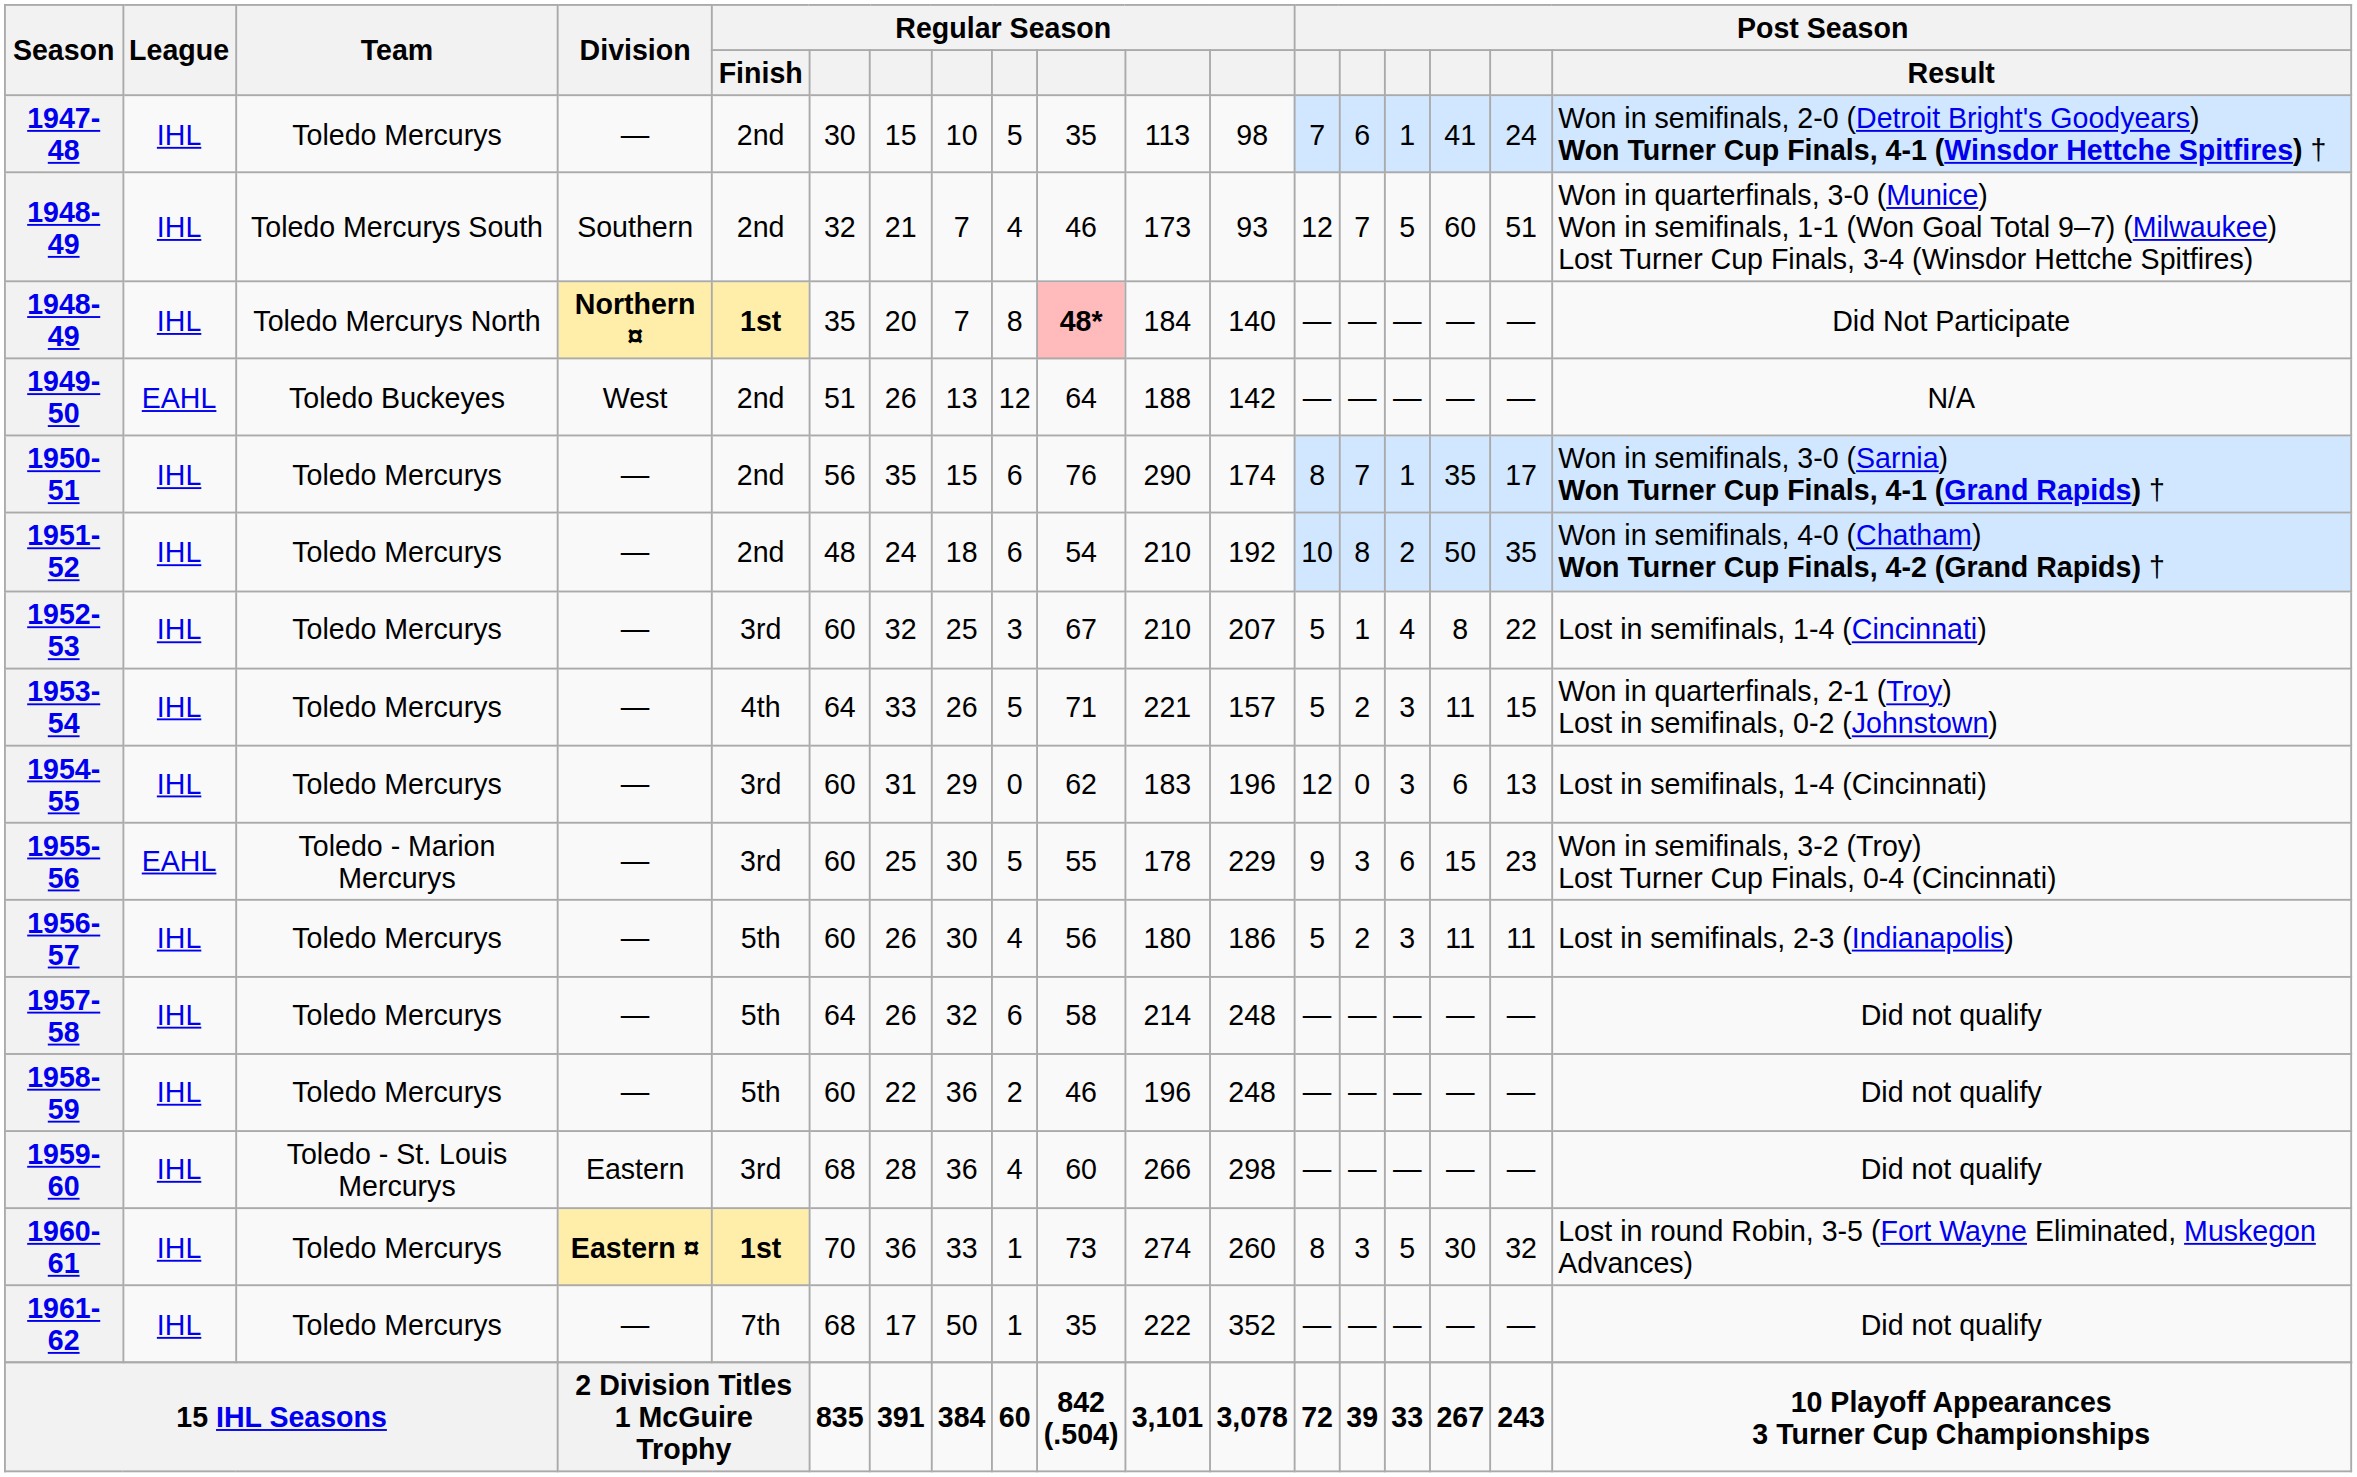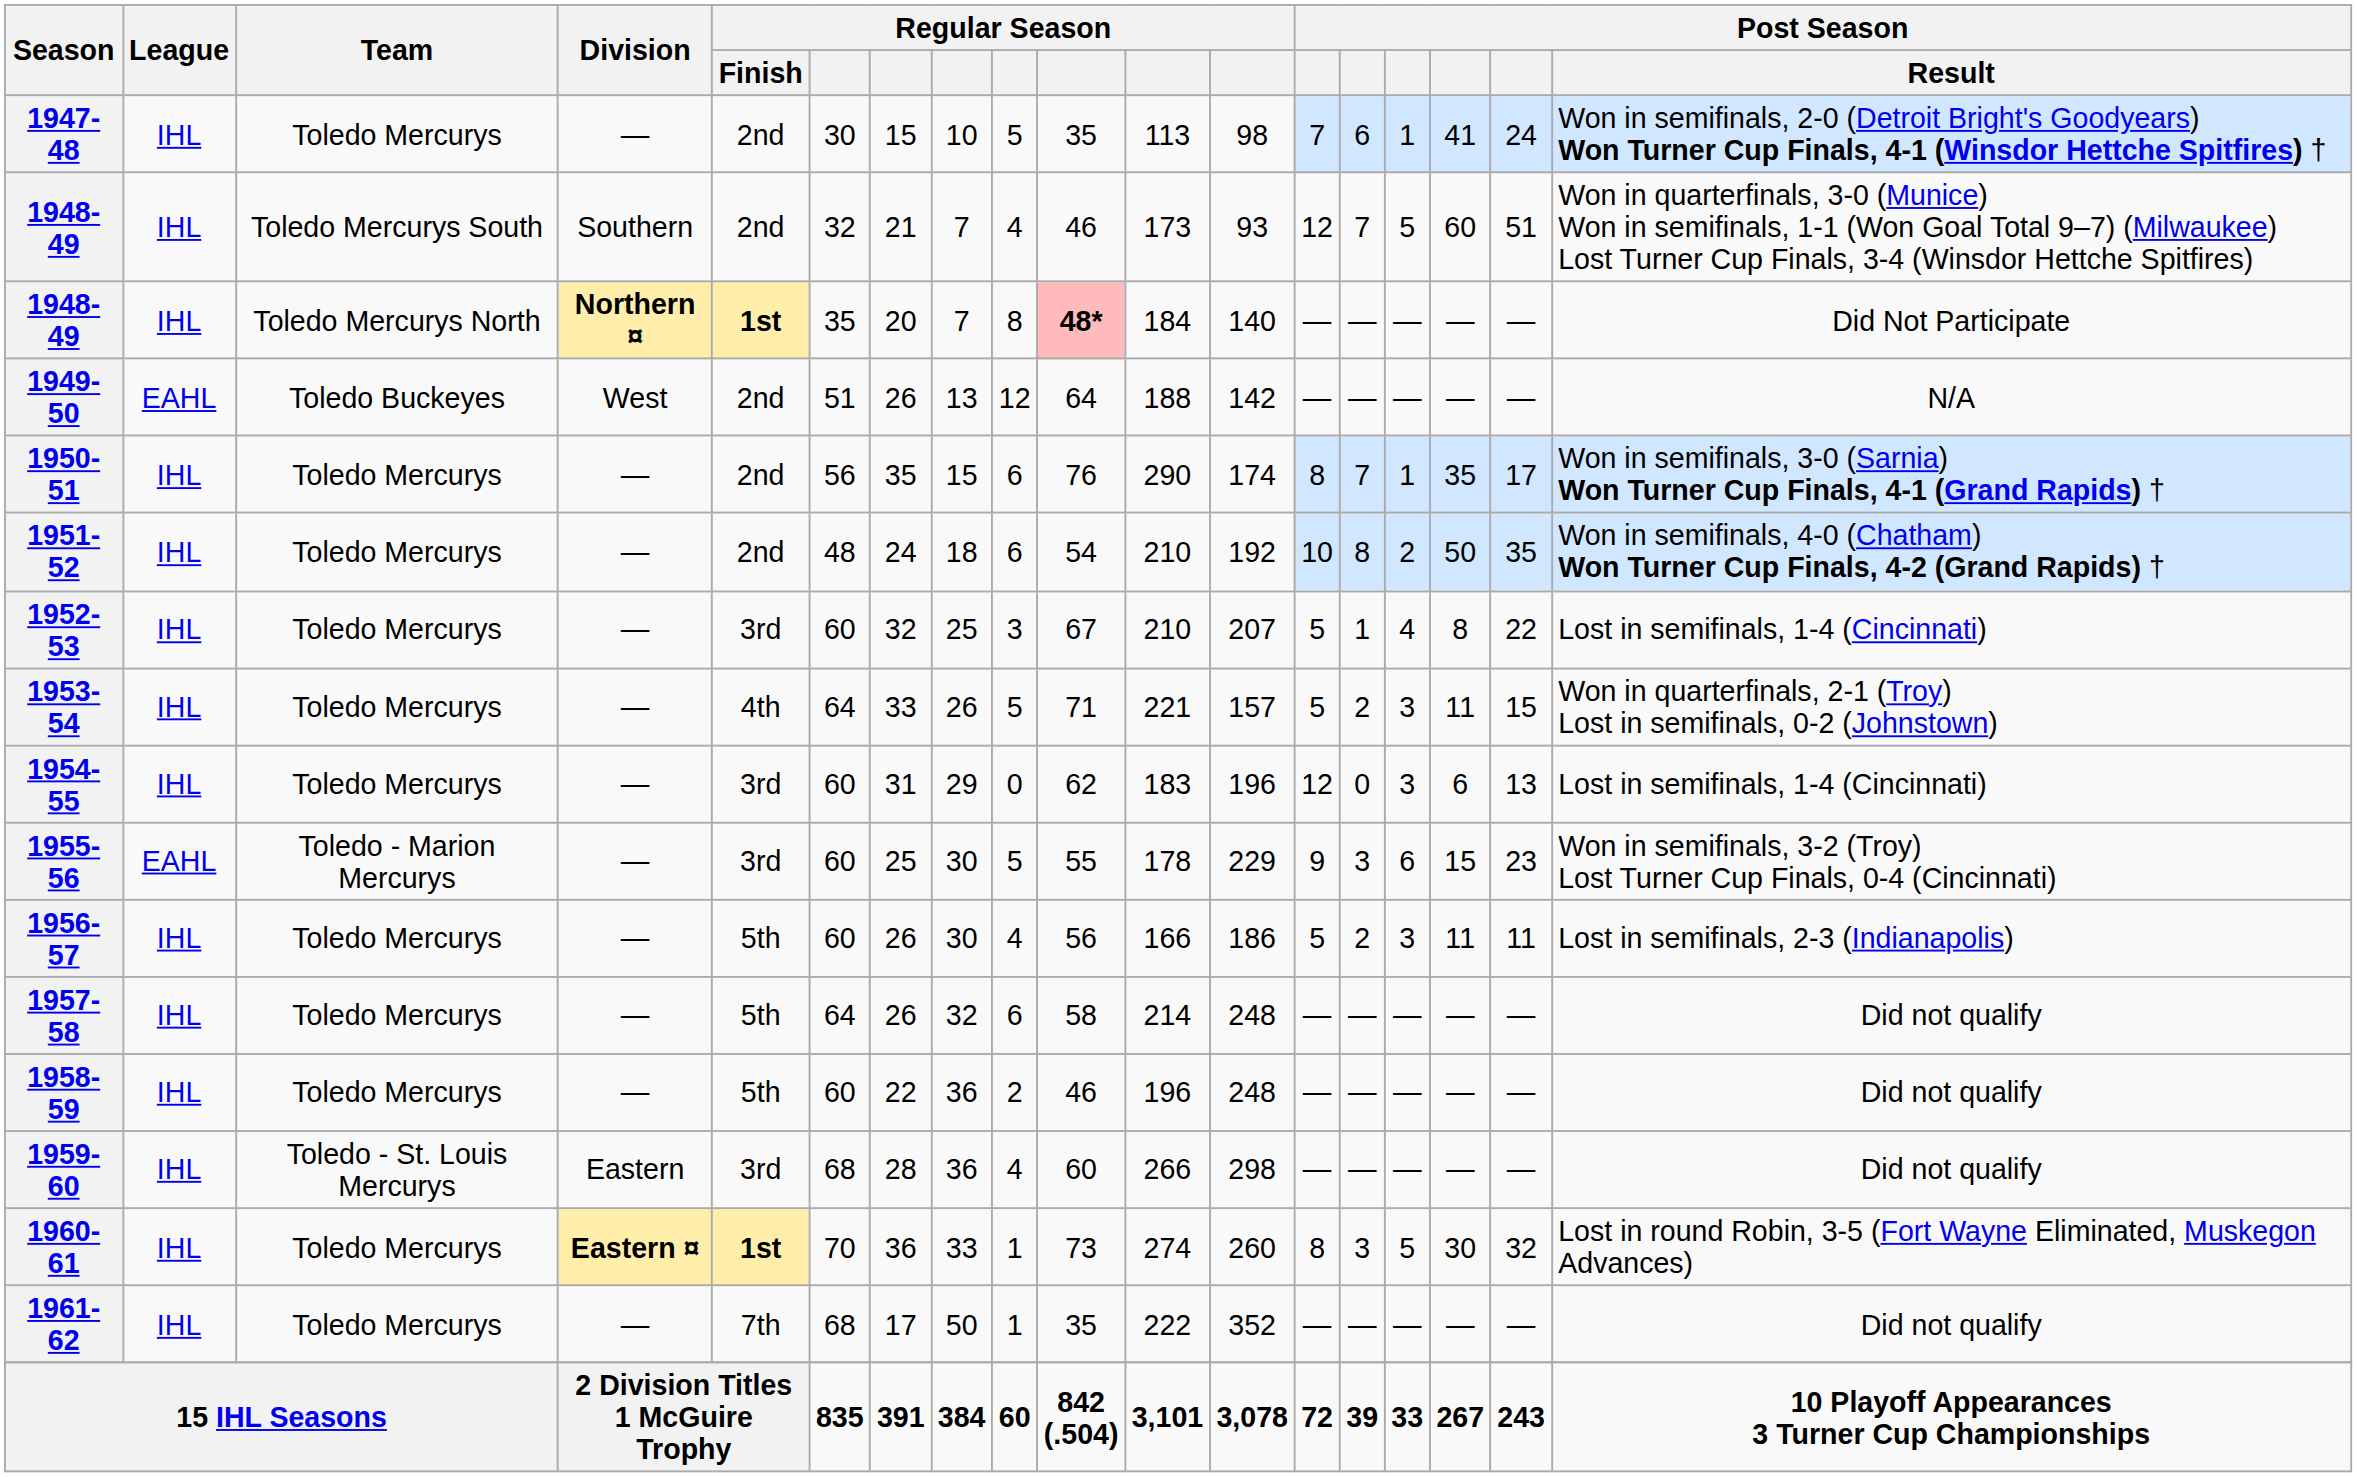(1167, 938) 180 -> (1167, 938) 166
